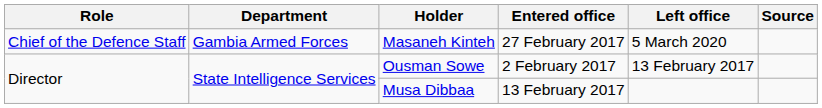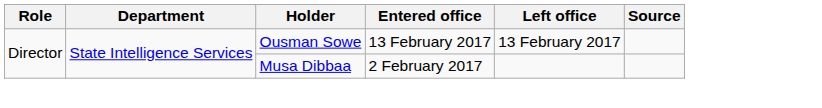- row: (439, 41)
(559, 66) 2 February 2017 -> (430, 41) 13 February 2017
(563, 90) 13 February 2017 -> (425, 66) 2 February 2017
